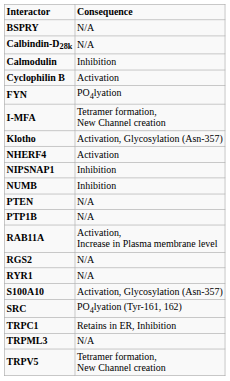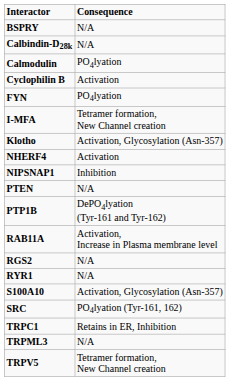(97, 62) Inhibition -> (99, 63) PO4lyation
- row: (22, 186)
(86, 217) N/A -> (121, 211) DePO4lyation (Tyr-161 and Tyr-162)
